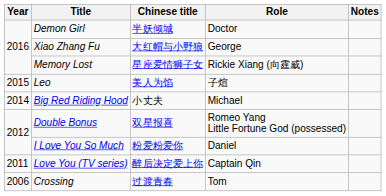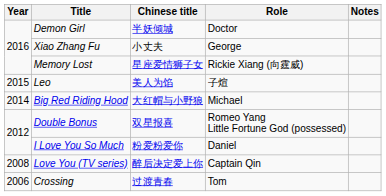(168, 46) 大红帽与小野狼 -> (148, 46) 小丈夫
(148, 100) 小丈夫 -> (168, 100) 大红帽与小野狼
(17, 164) 2011 -> (18, 164) 2008
